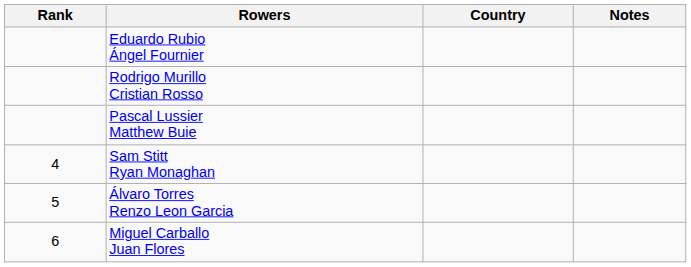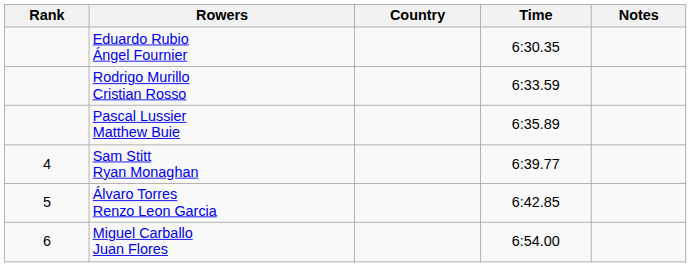+ column: (536, 15)
